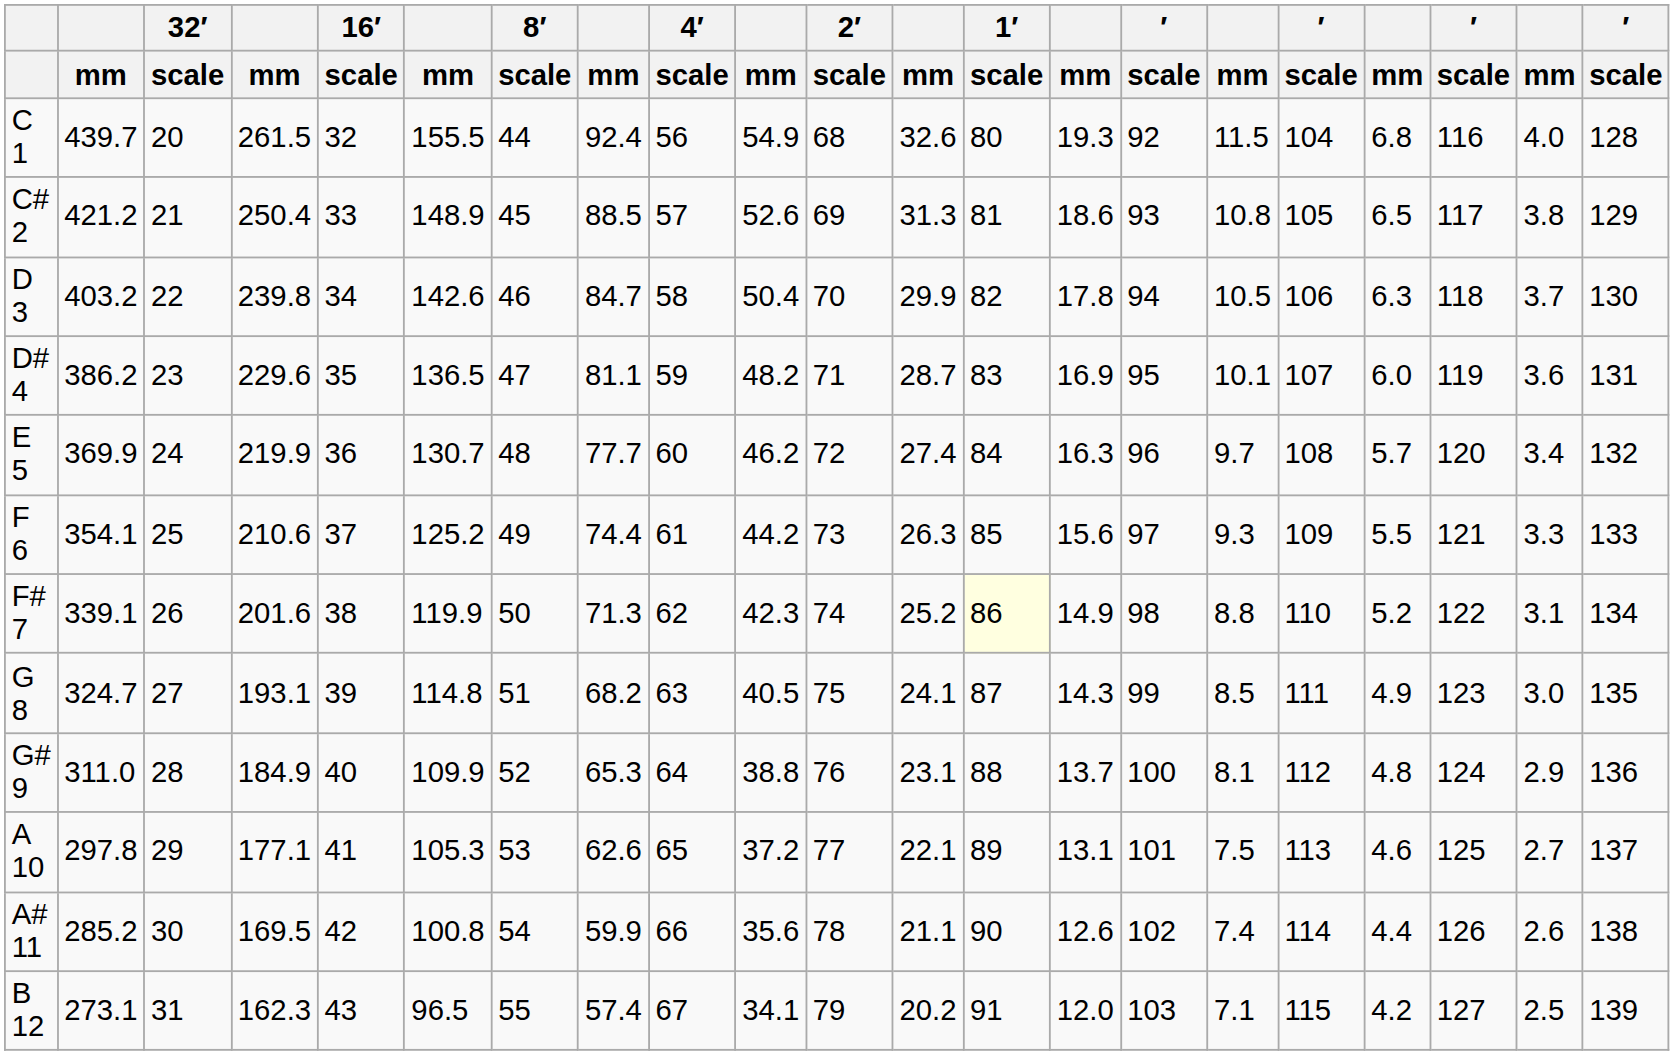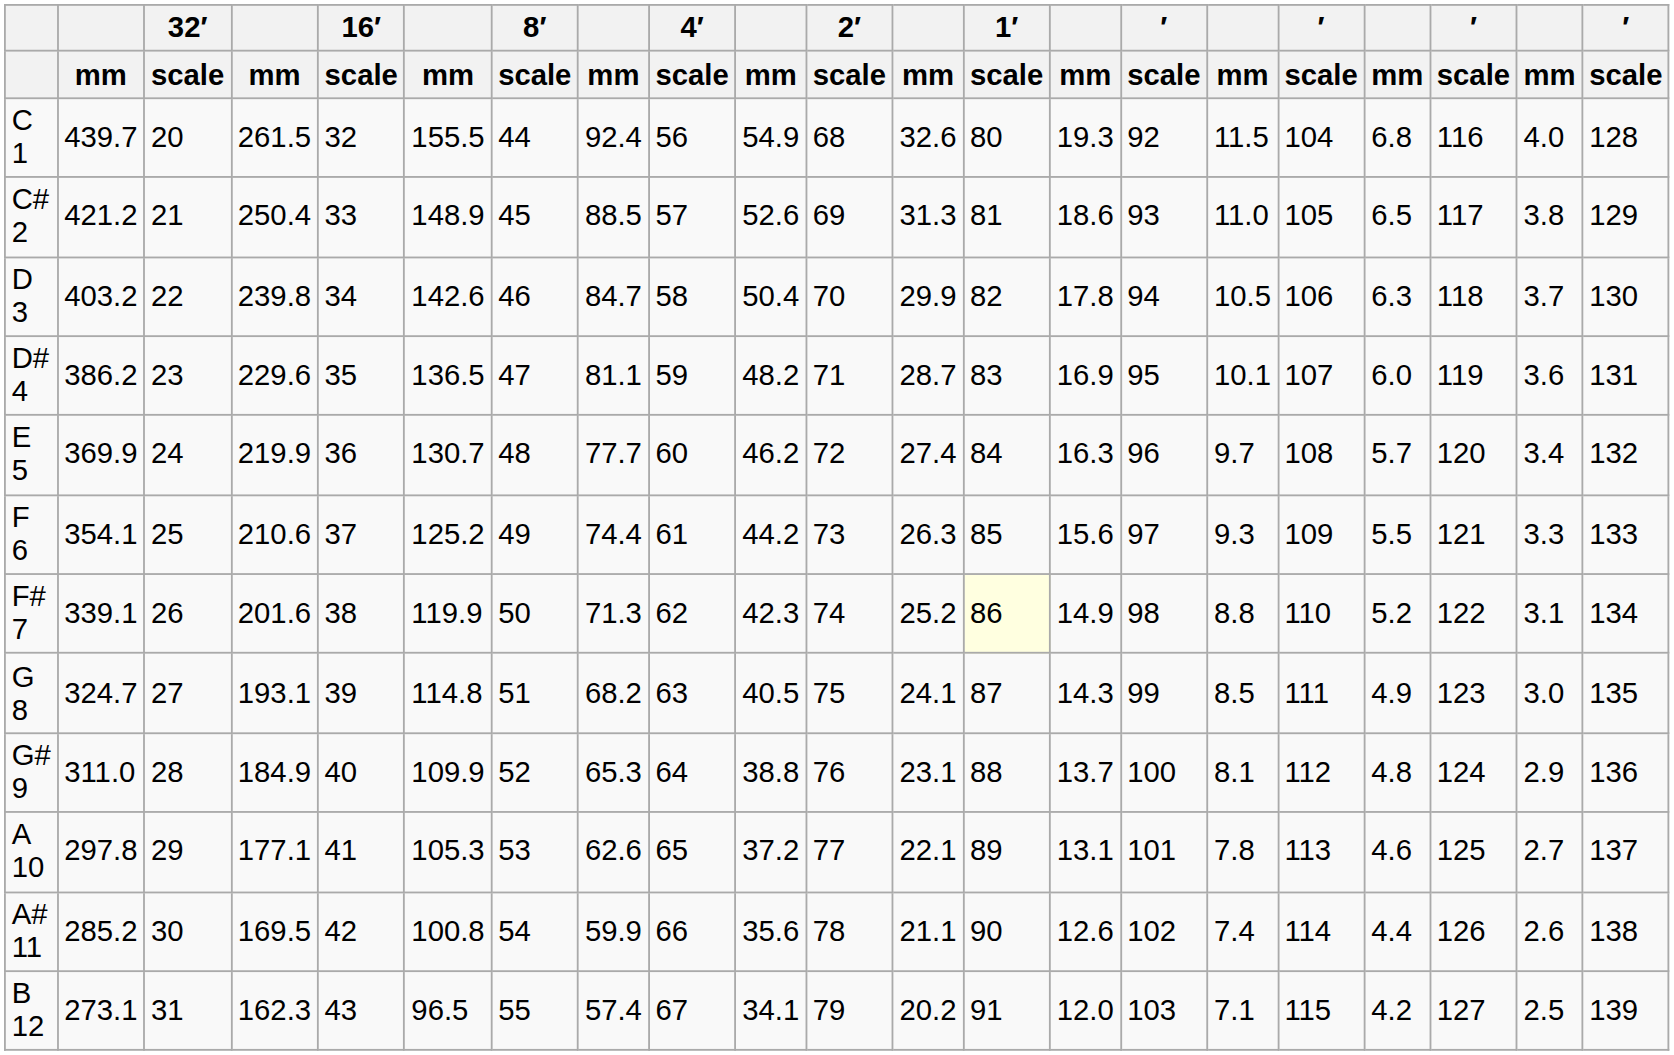(1242, 216) 10.8 -> (1241, 216) 11.0
(1234, 851) 7.5 -> (1234, 851) 7.8
